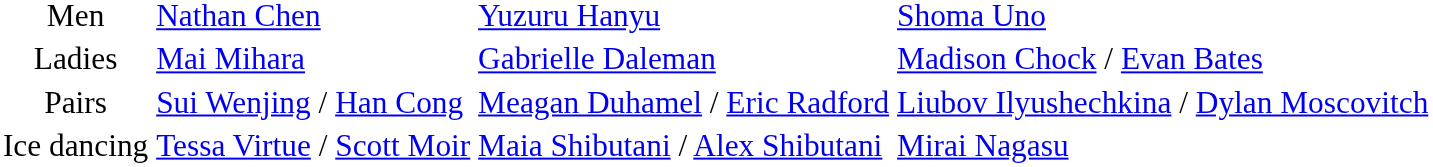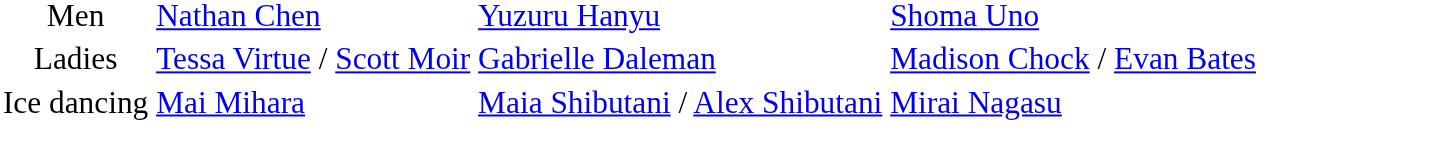(231, 59) Mai Mihara -> (313, 59) Tessa Virtue / Scott Moir
- row: (76, 102)
(313, 145) Tessa Virtue / Scott Moir -> (231, 102) Mai Mihara
